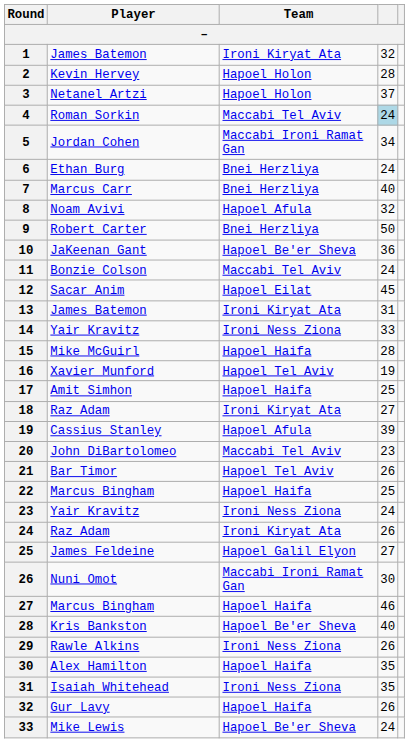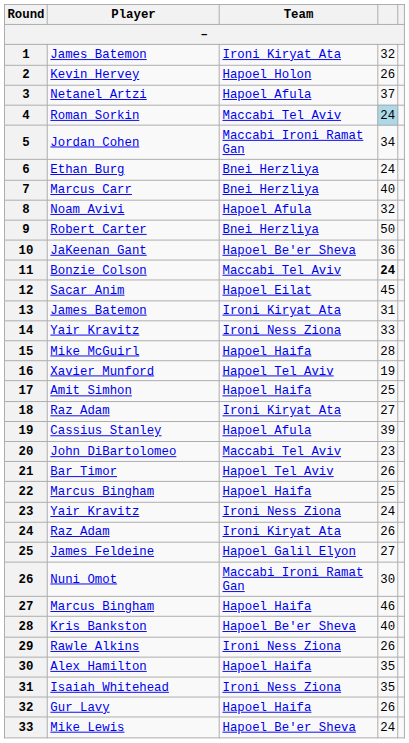(388, 75) 28 -> (388, 75) 26
(267, 95) Hapoel Holon -> (267, 95) Hapoel Afula
(388, 270) normal -> (388, 270) bold
